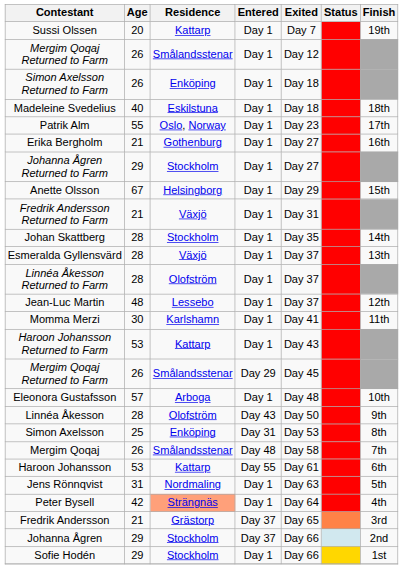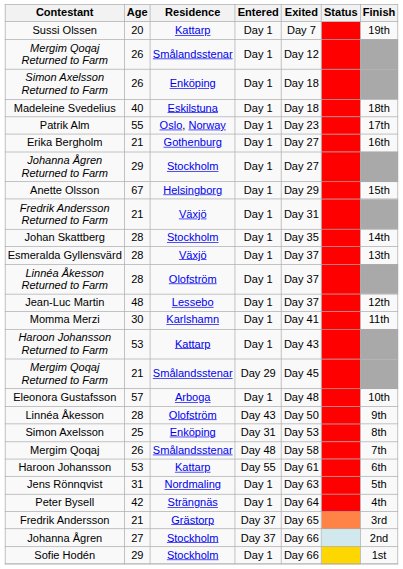(137, 374) 26 -> (137, 374) 21
(193, 502) lightsalmon background -> (193, 502) no background
(137, 537) 29 -> (137, 537) 27
